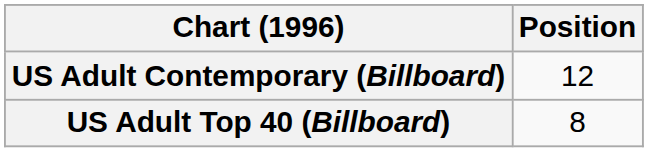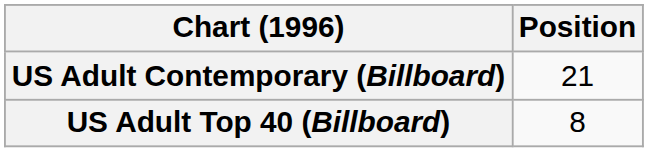(577, 75) 12 -> (577, 75) 21
